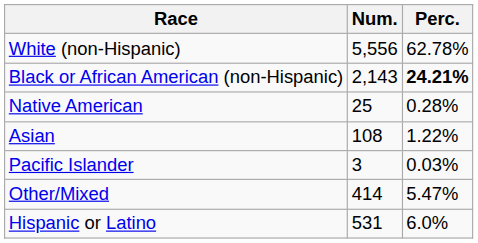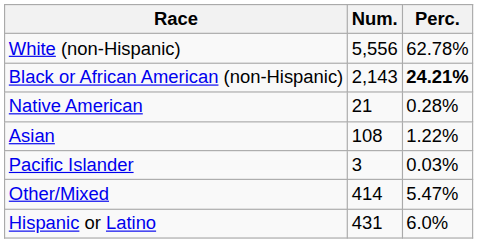(362, 106) 25 -> (362, 106) 21
(367, 223) 531 -> (367, 223) 431
